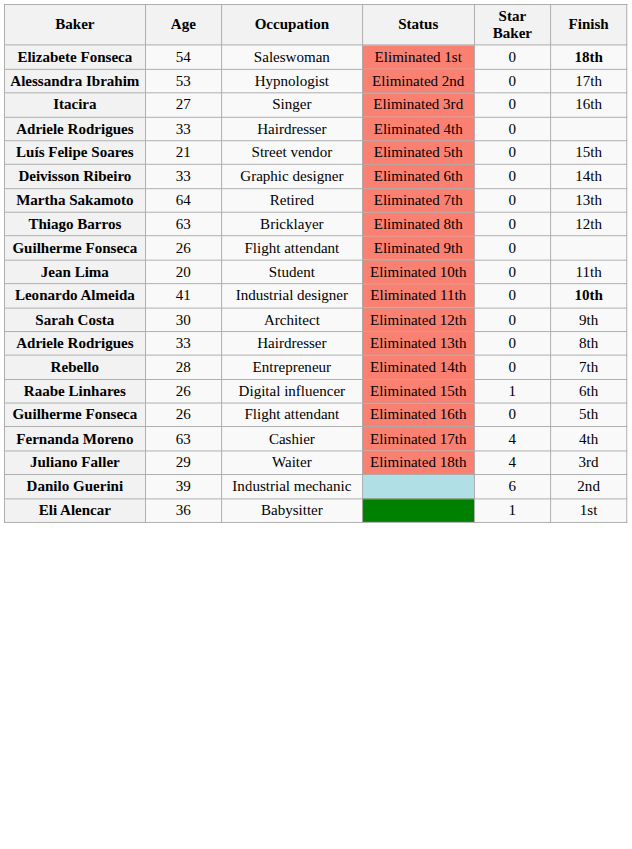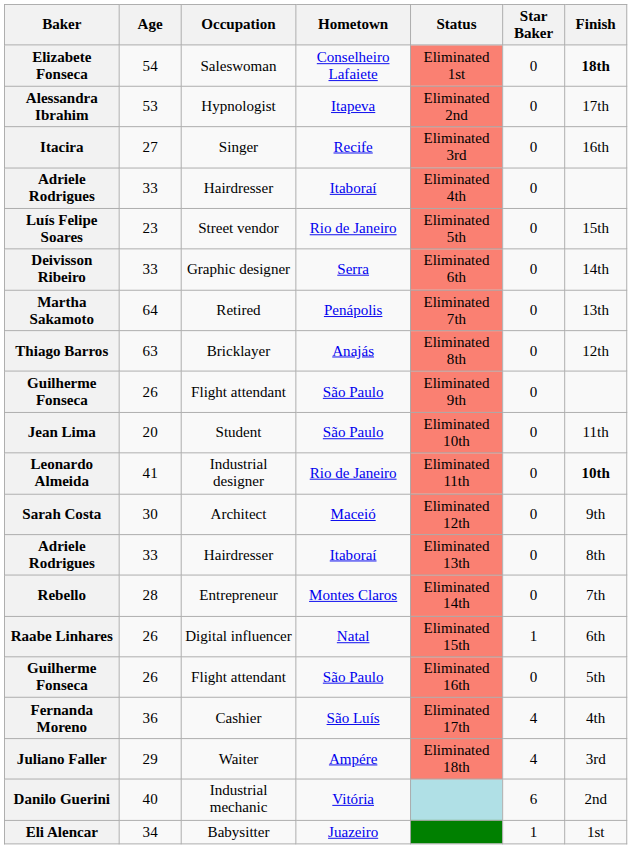+ column: (353, 24)
(183, 152) 21 -> (150, 228) 23
(183, 438) 63 -> (150, 718) 36
(183, 486) 39 -> (150, 799) 40
(183, 510) 36 -> (150, 831) 34
